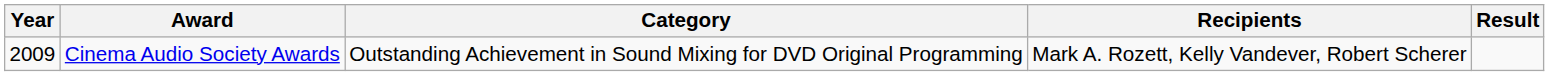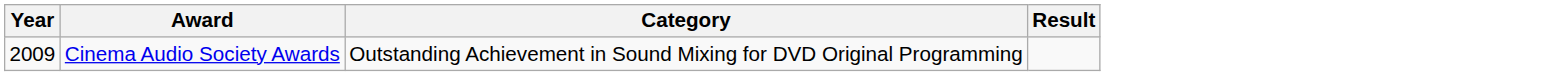- column: (1249, 20)
